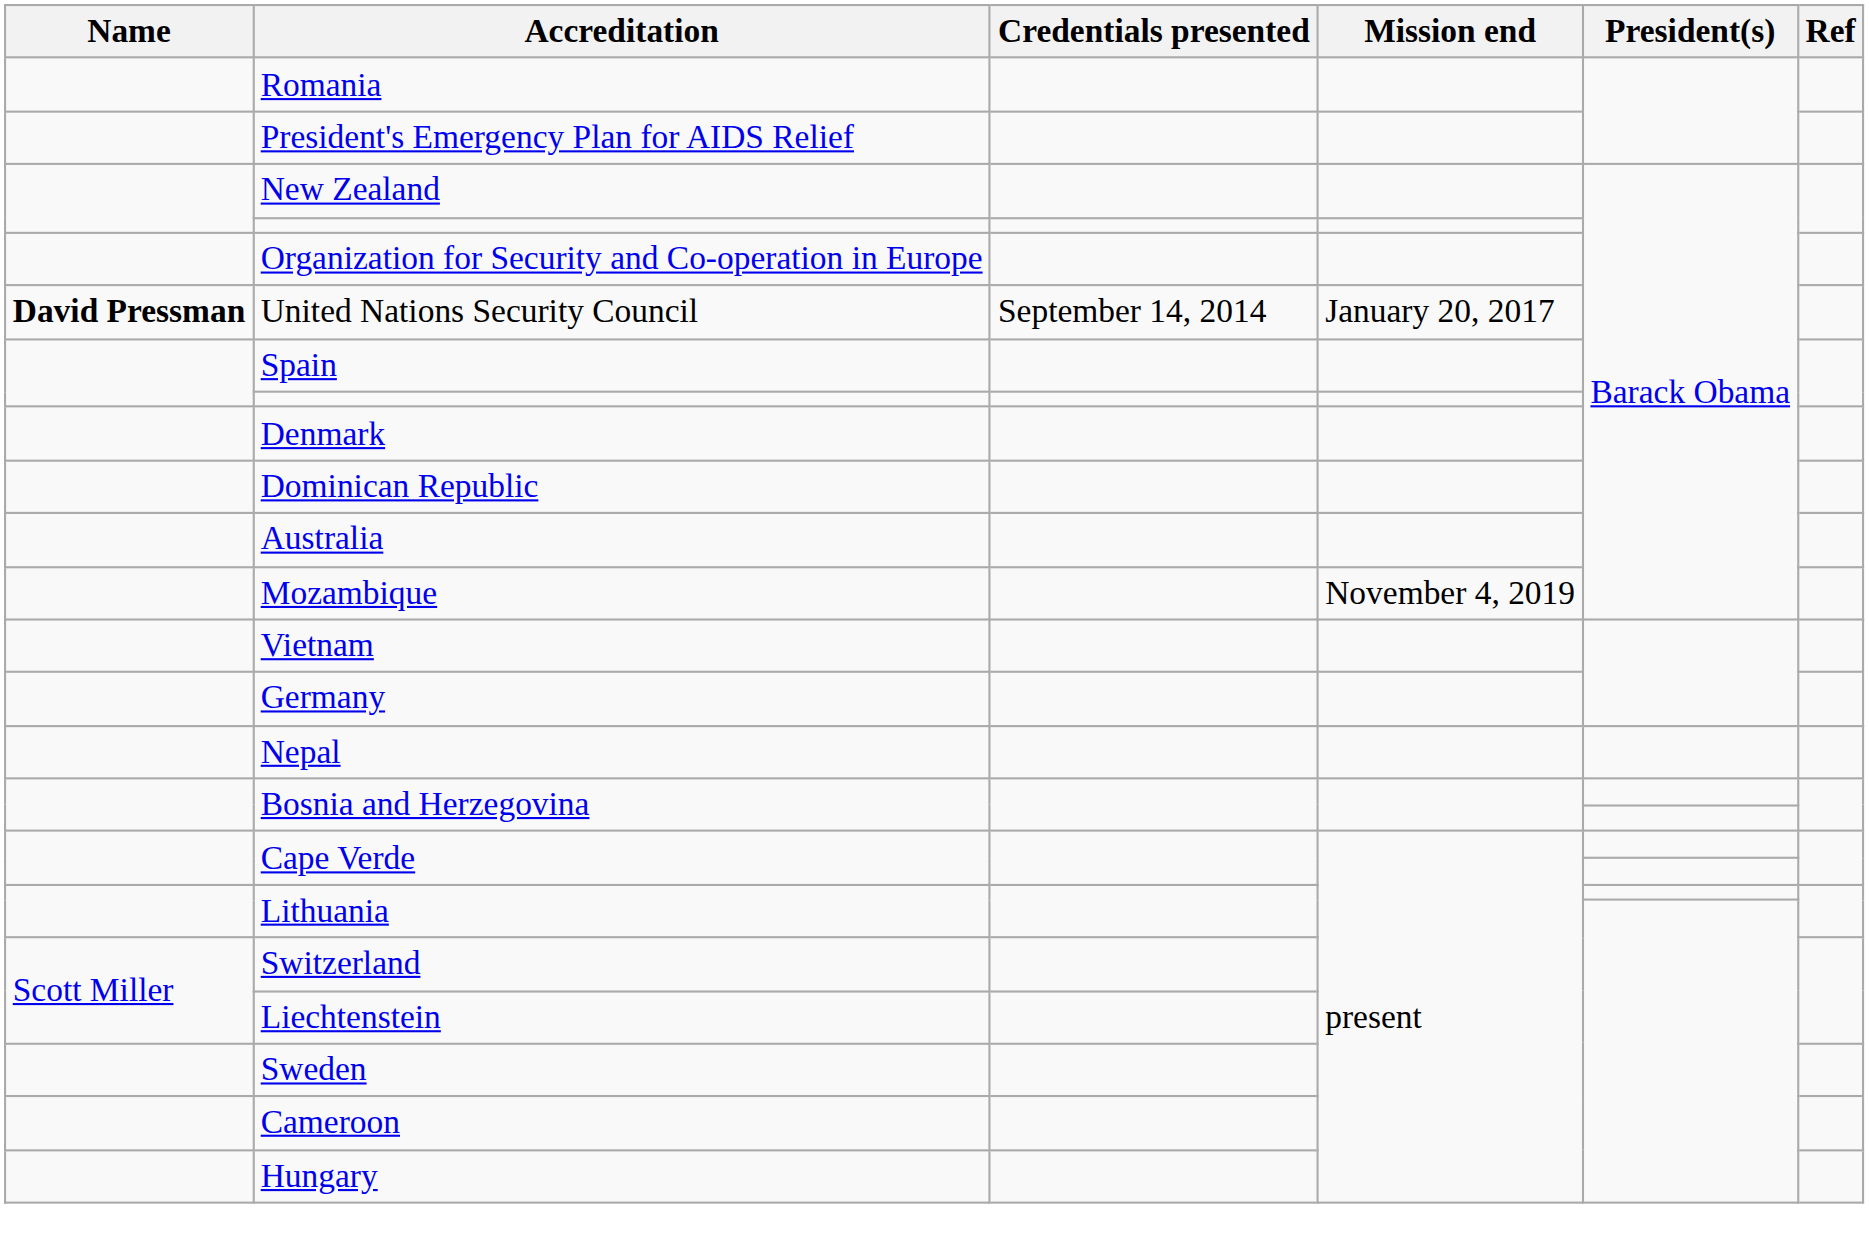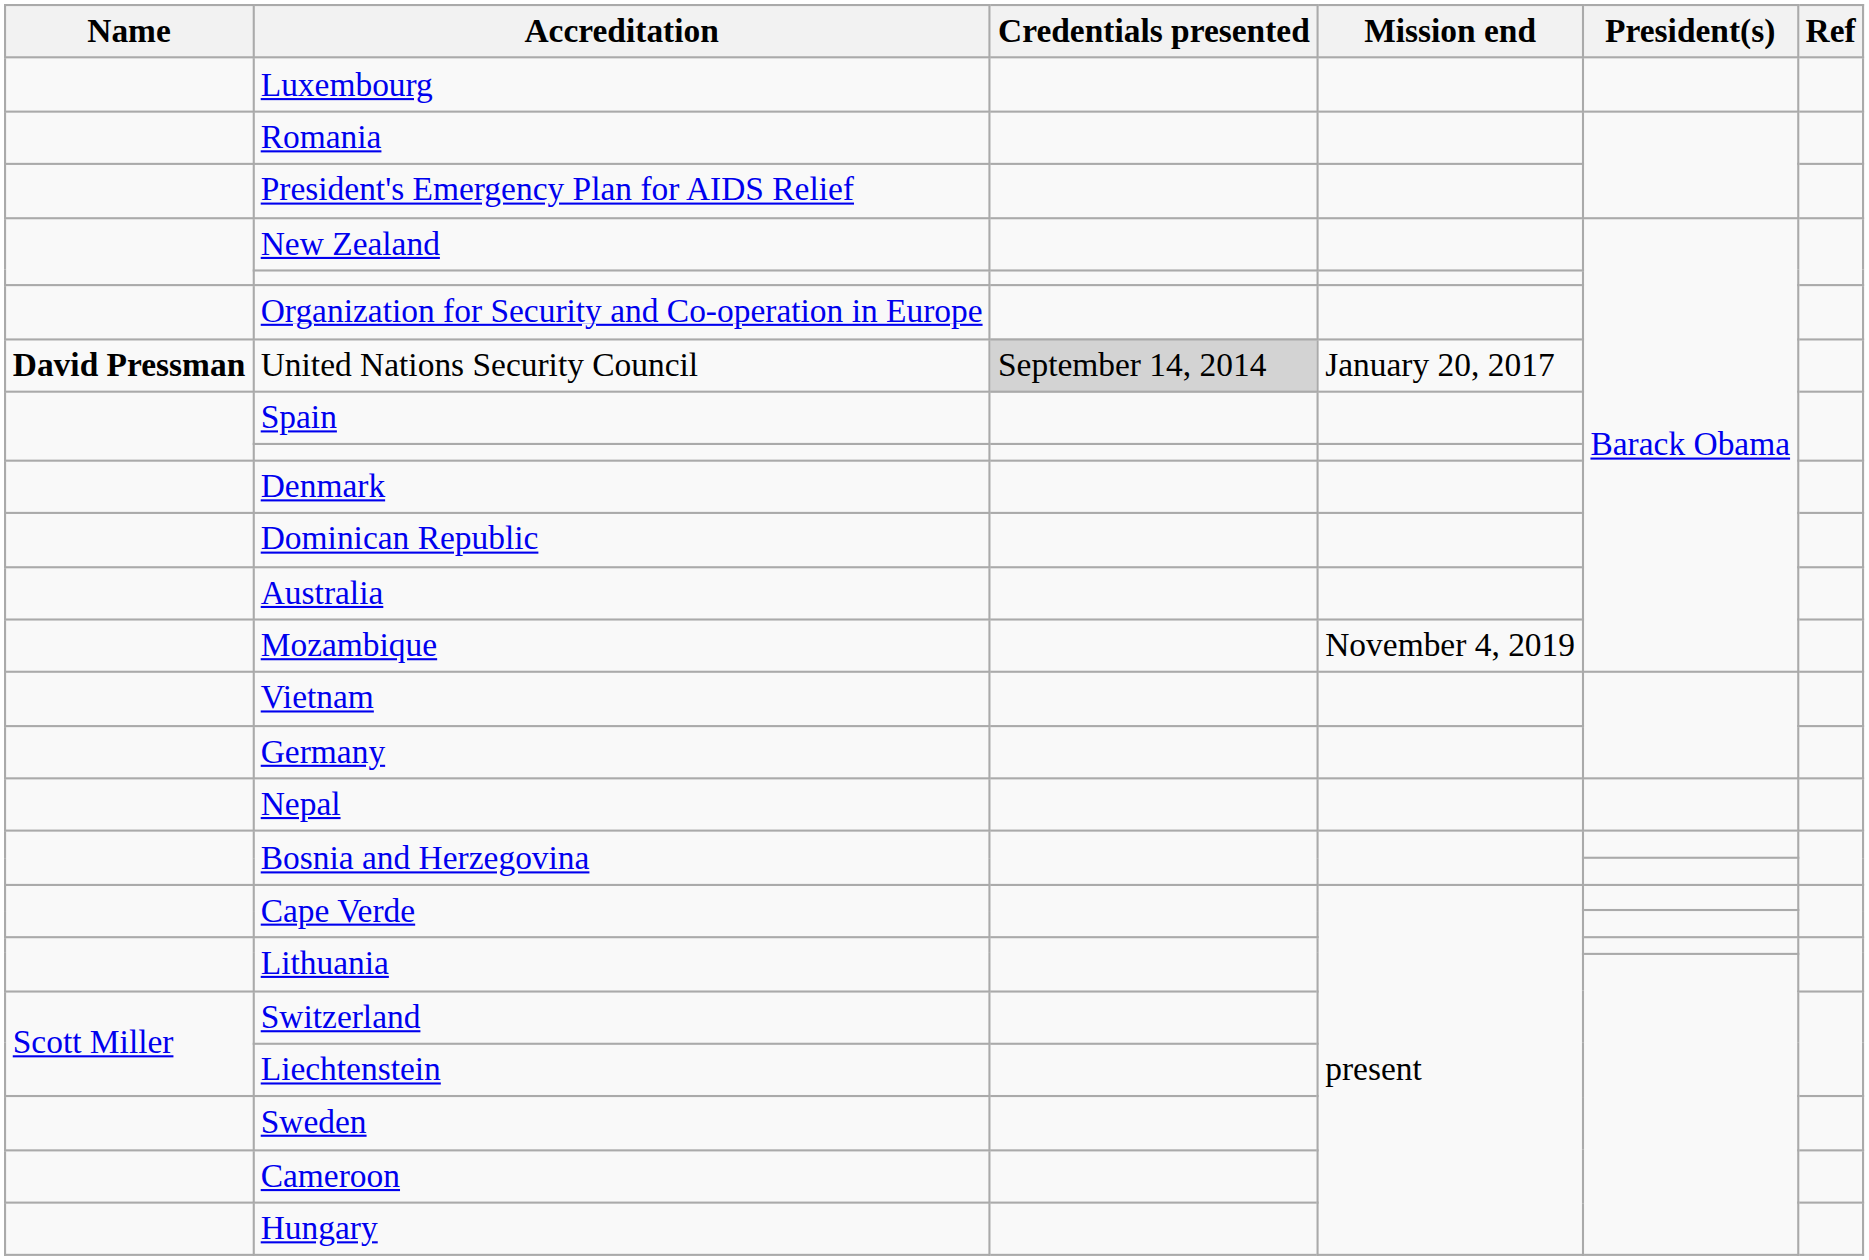+ row: (347, 84)
(1132, 311) no background -> (1132, 364) lightgrey background
